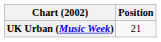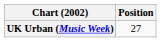(136, 28) 21 -> (136, 28) 27
